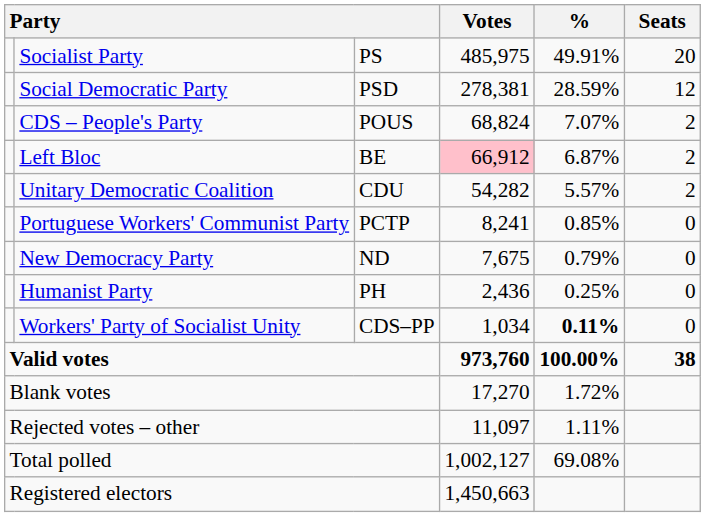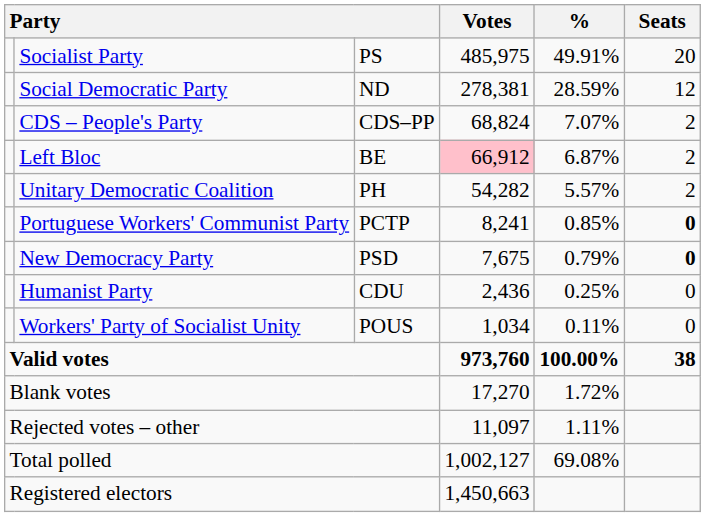(378, 88) PSD -> (374, 88) ND
(386, 122) POUS -> (397, 122) CDS–PP
(381, 190) CDU -> (373, 190) PH
(690, 223) normal -> (690, 223) bold
(374, 257) ND -> (378, 257) PSD
(690, 257) normal -> (690, 257) bold
(373, 291) PH -> (381, 291) CDU
(397, 325) CDS–PP -> (386, 325) POUS
(591, 325) bold -> (592, 325) normal
